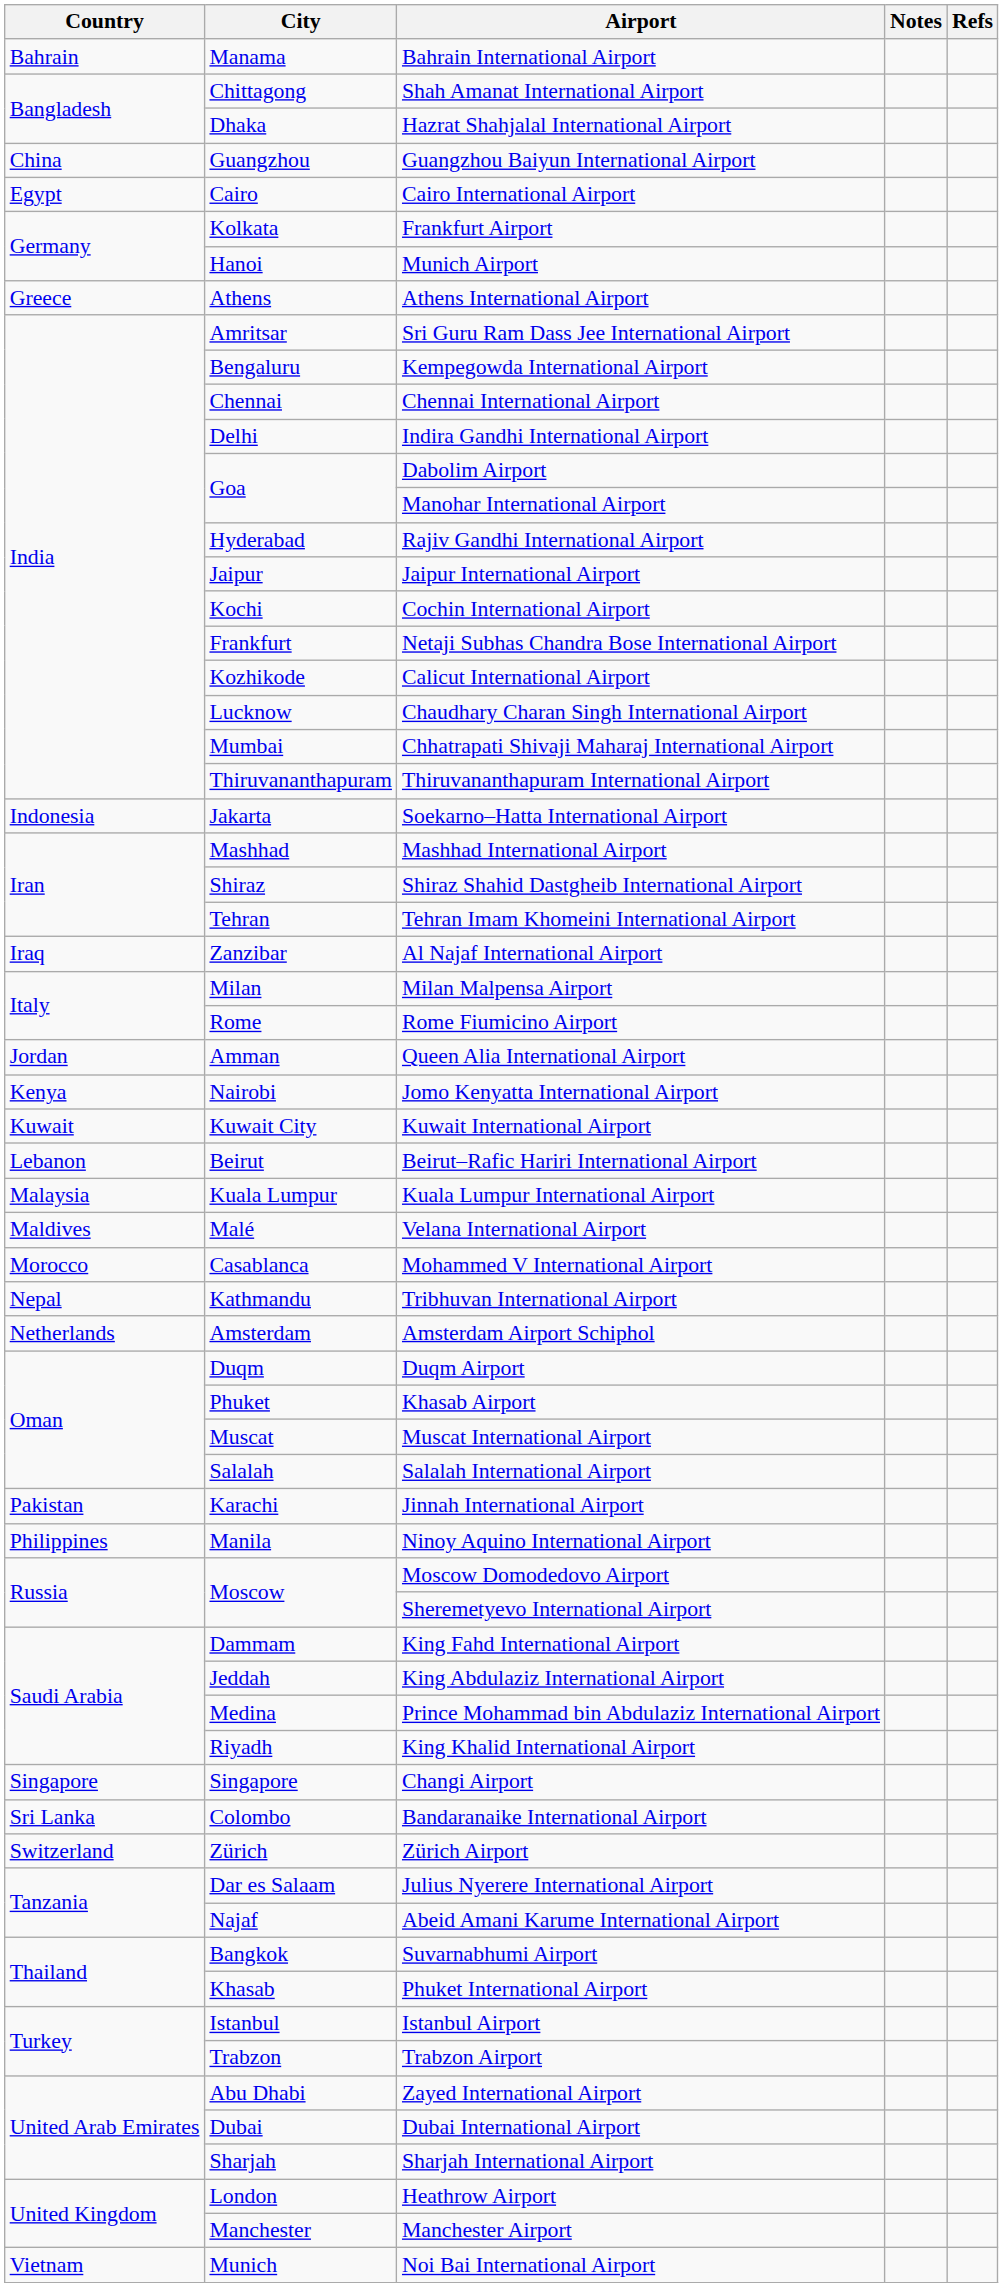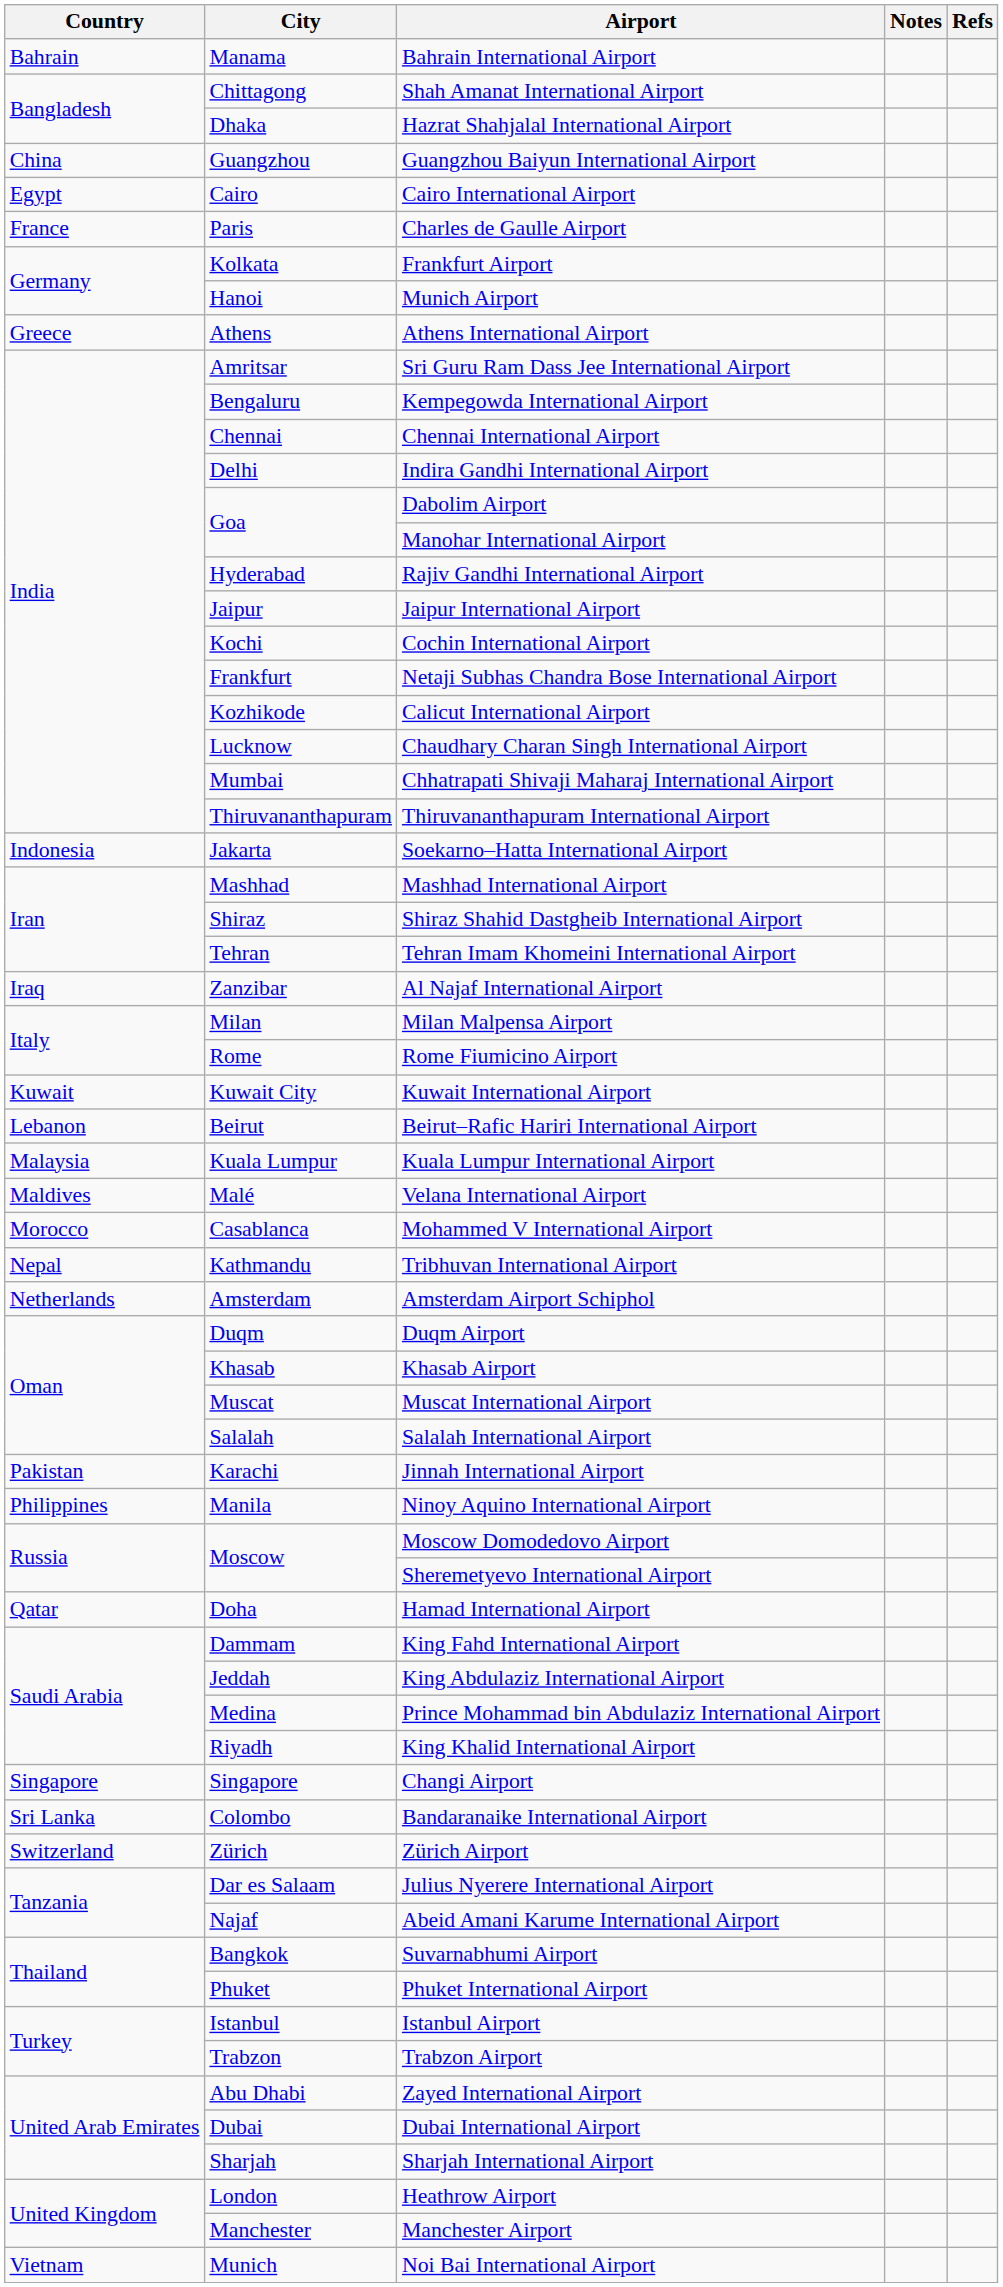+ row: (514, 228)
- row: (544, 1057)
- row: (560, 1091)
(240, 1402) Phuket -> (242, 1367) Khasab
+ row: (526, 1609)
(242, 1988) Khasab -> (240, 1988) Phuket
